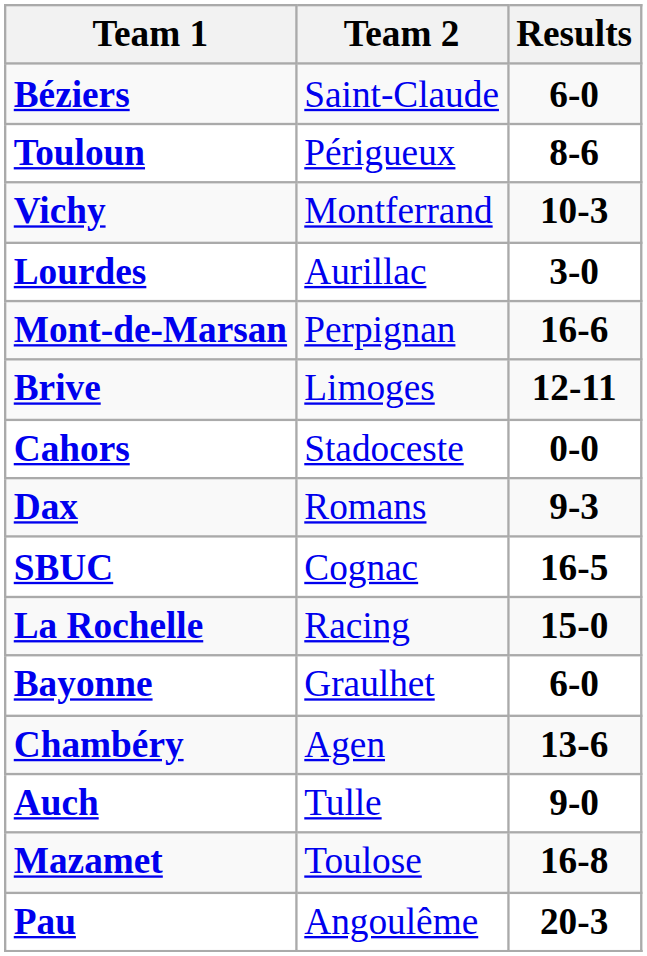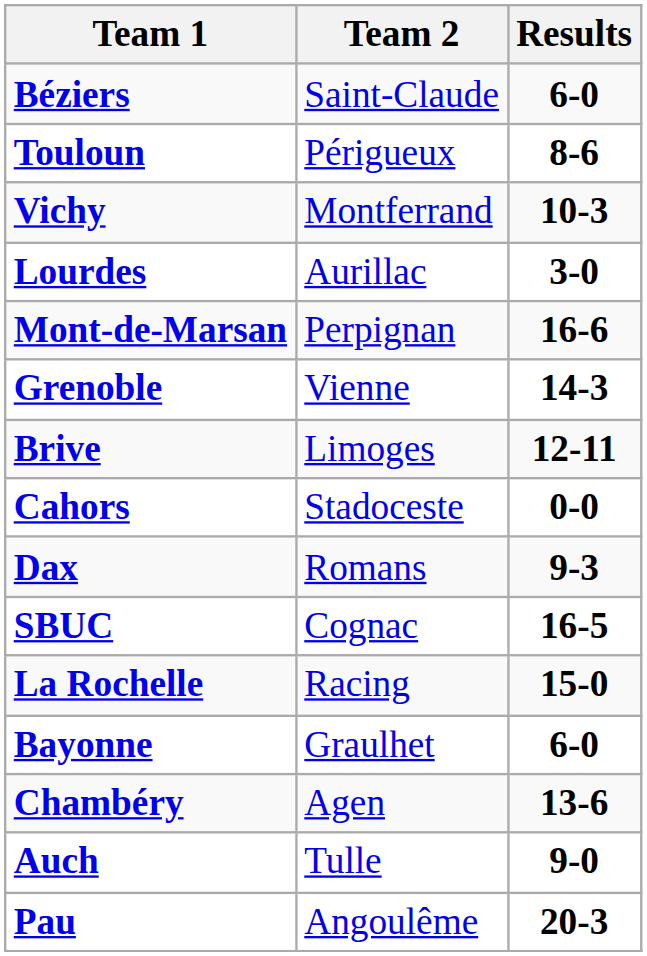+ row: (88, 388)
- row: (88, 861)
